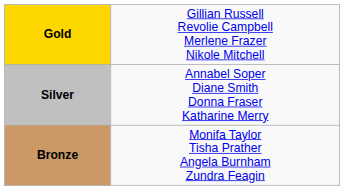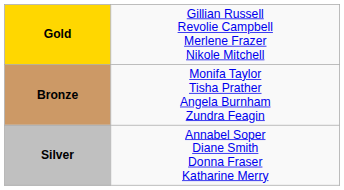rows swapped: (58, 94) <-> (58, 155)
